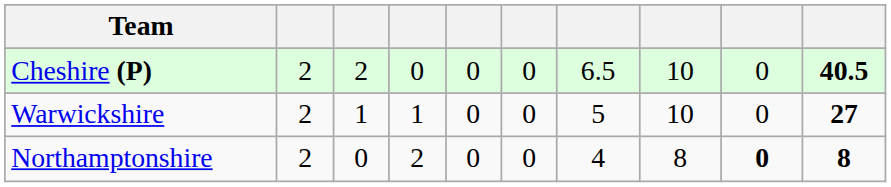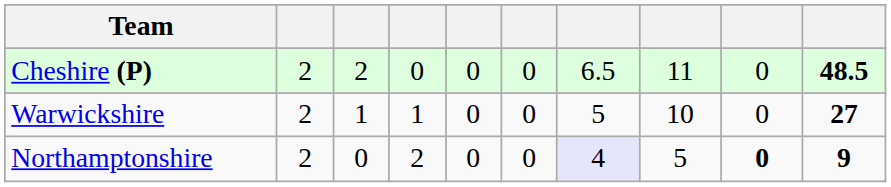(680, 70) 10 -> (680, 70) 11
(844, 70) 40.5 -> (844, 70) 48.5
(598, 158) no background -> (598, 158) lavender background
(680, 158) 8 -> (680, 158) 5
(844, 158) 8 -> (844, 158) 9
